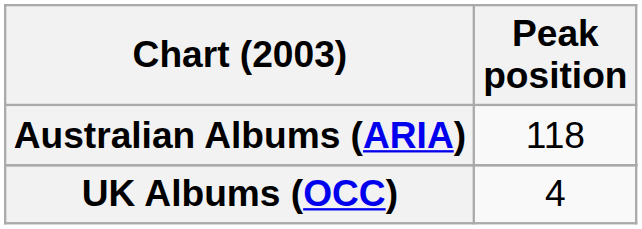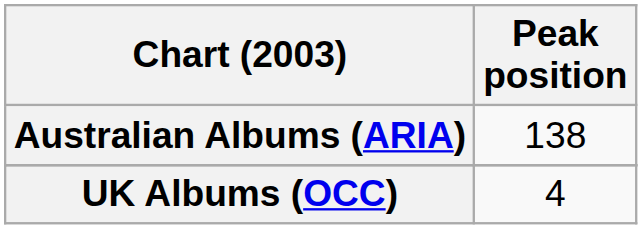(555, 134) 118 -> (555, 134) 138
